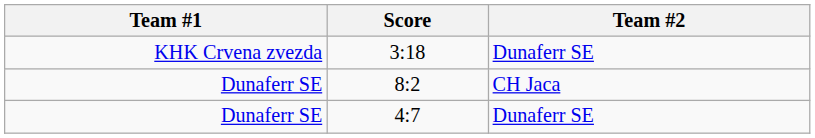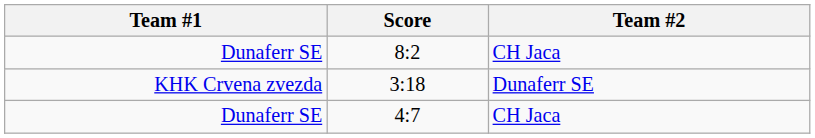rows swapped: (407, 84) <-> (407, 52)
(543, 116) Dunaferr SE -> (526, 116) CH Jaca
